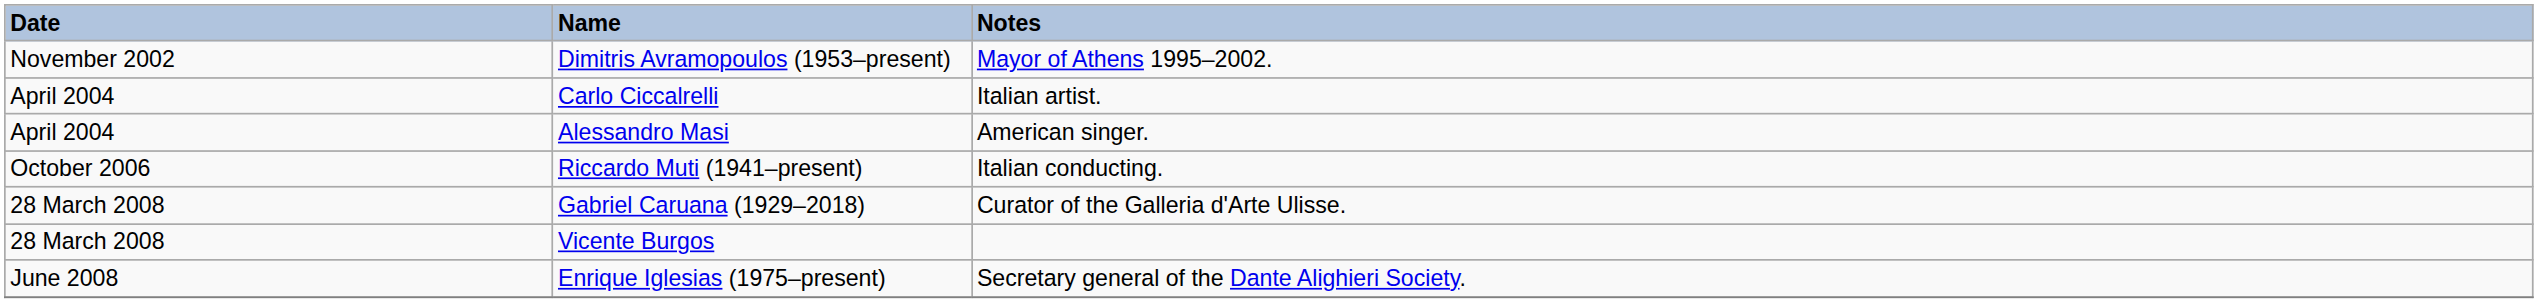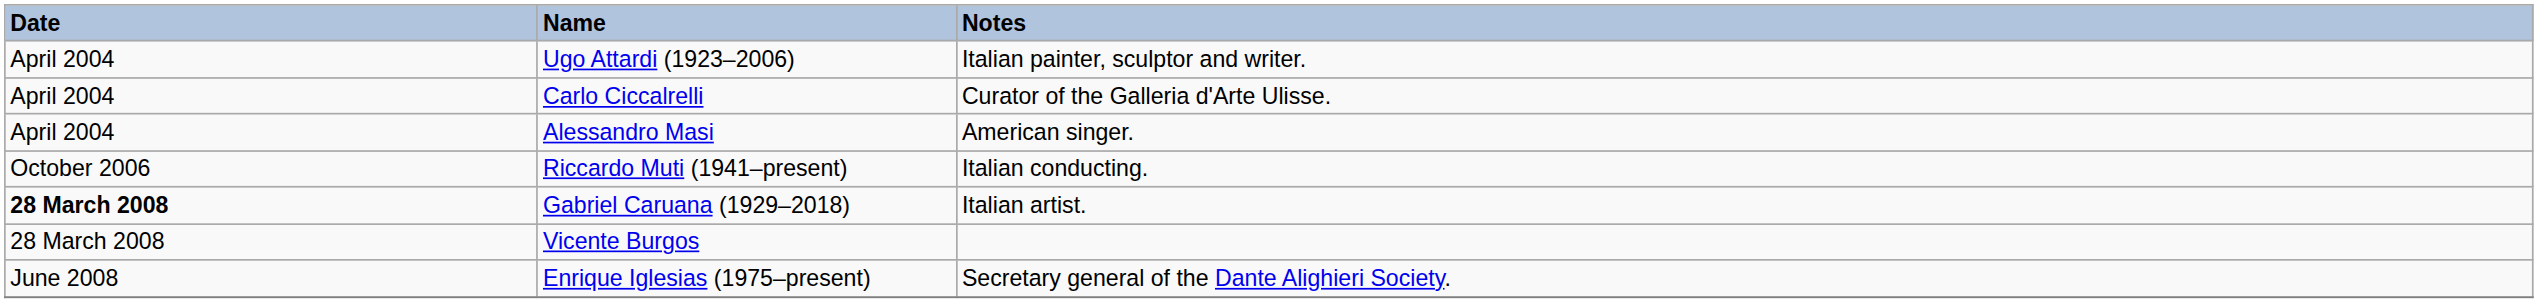- row: (754, 59)
+ row: (669, 59)
(1039, 96) Italian artist. -> (1147, 96) Curator of the Galleria d'Arte Ulisse.
(87, 205) normal -> (89, 205) bold
(1162, 205) Curator of the Galleria d'Arte Ulisse. -> (1024, 205) Italian artist.
